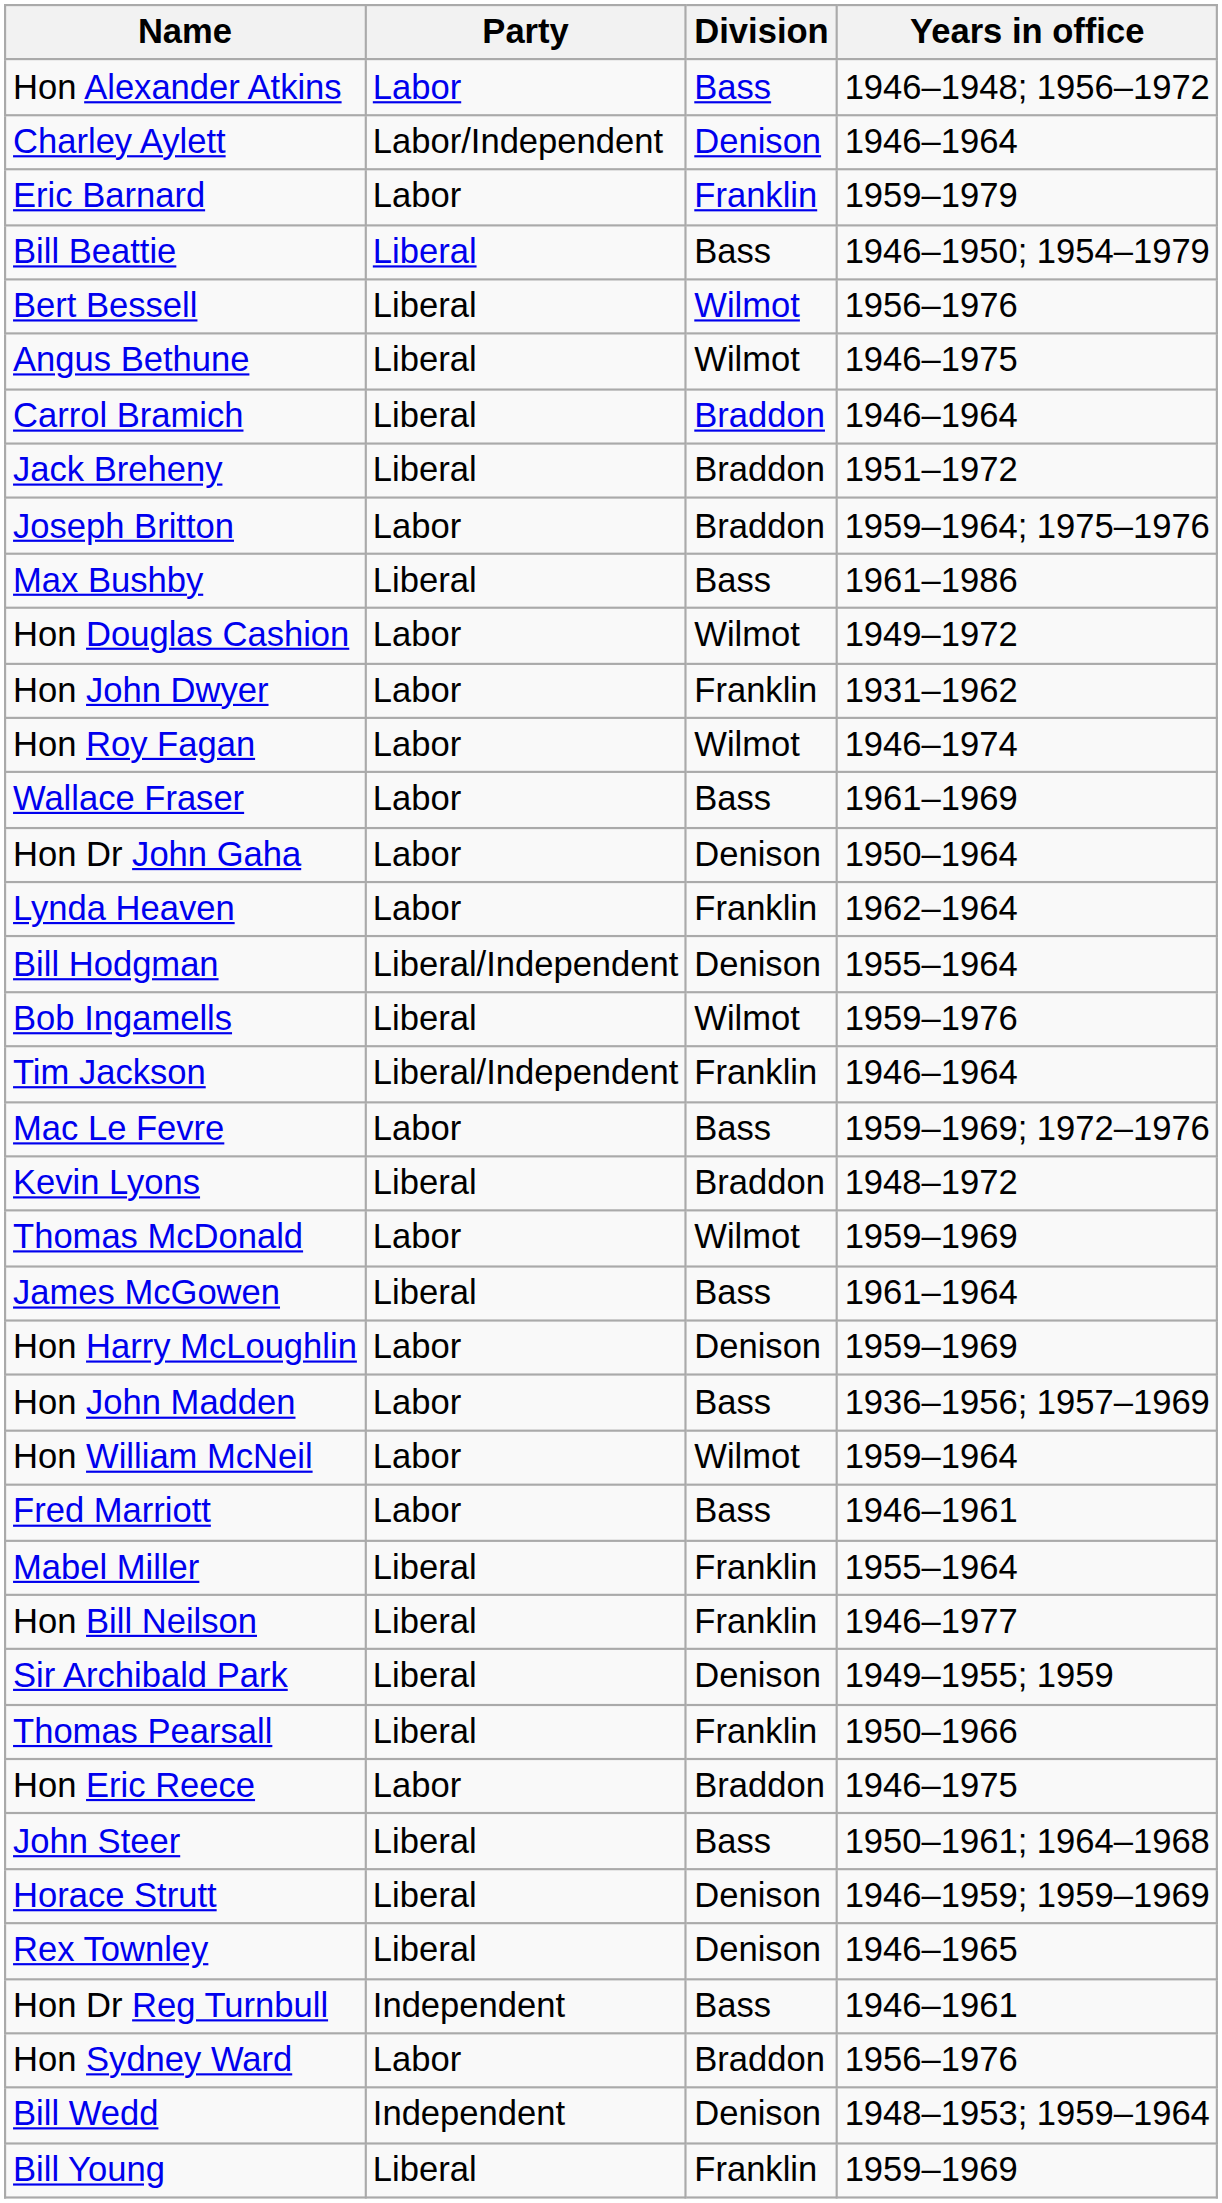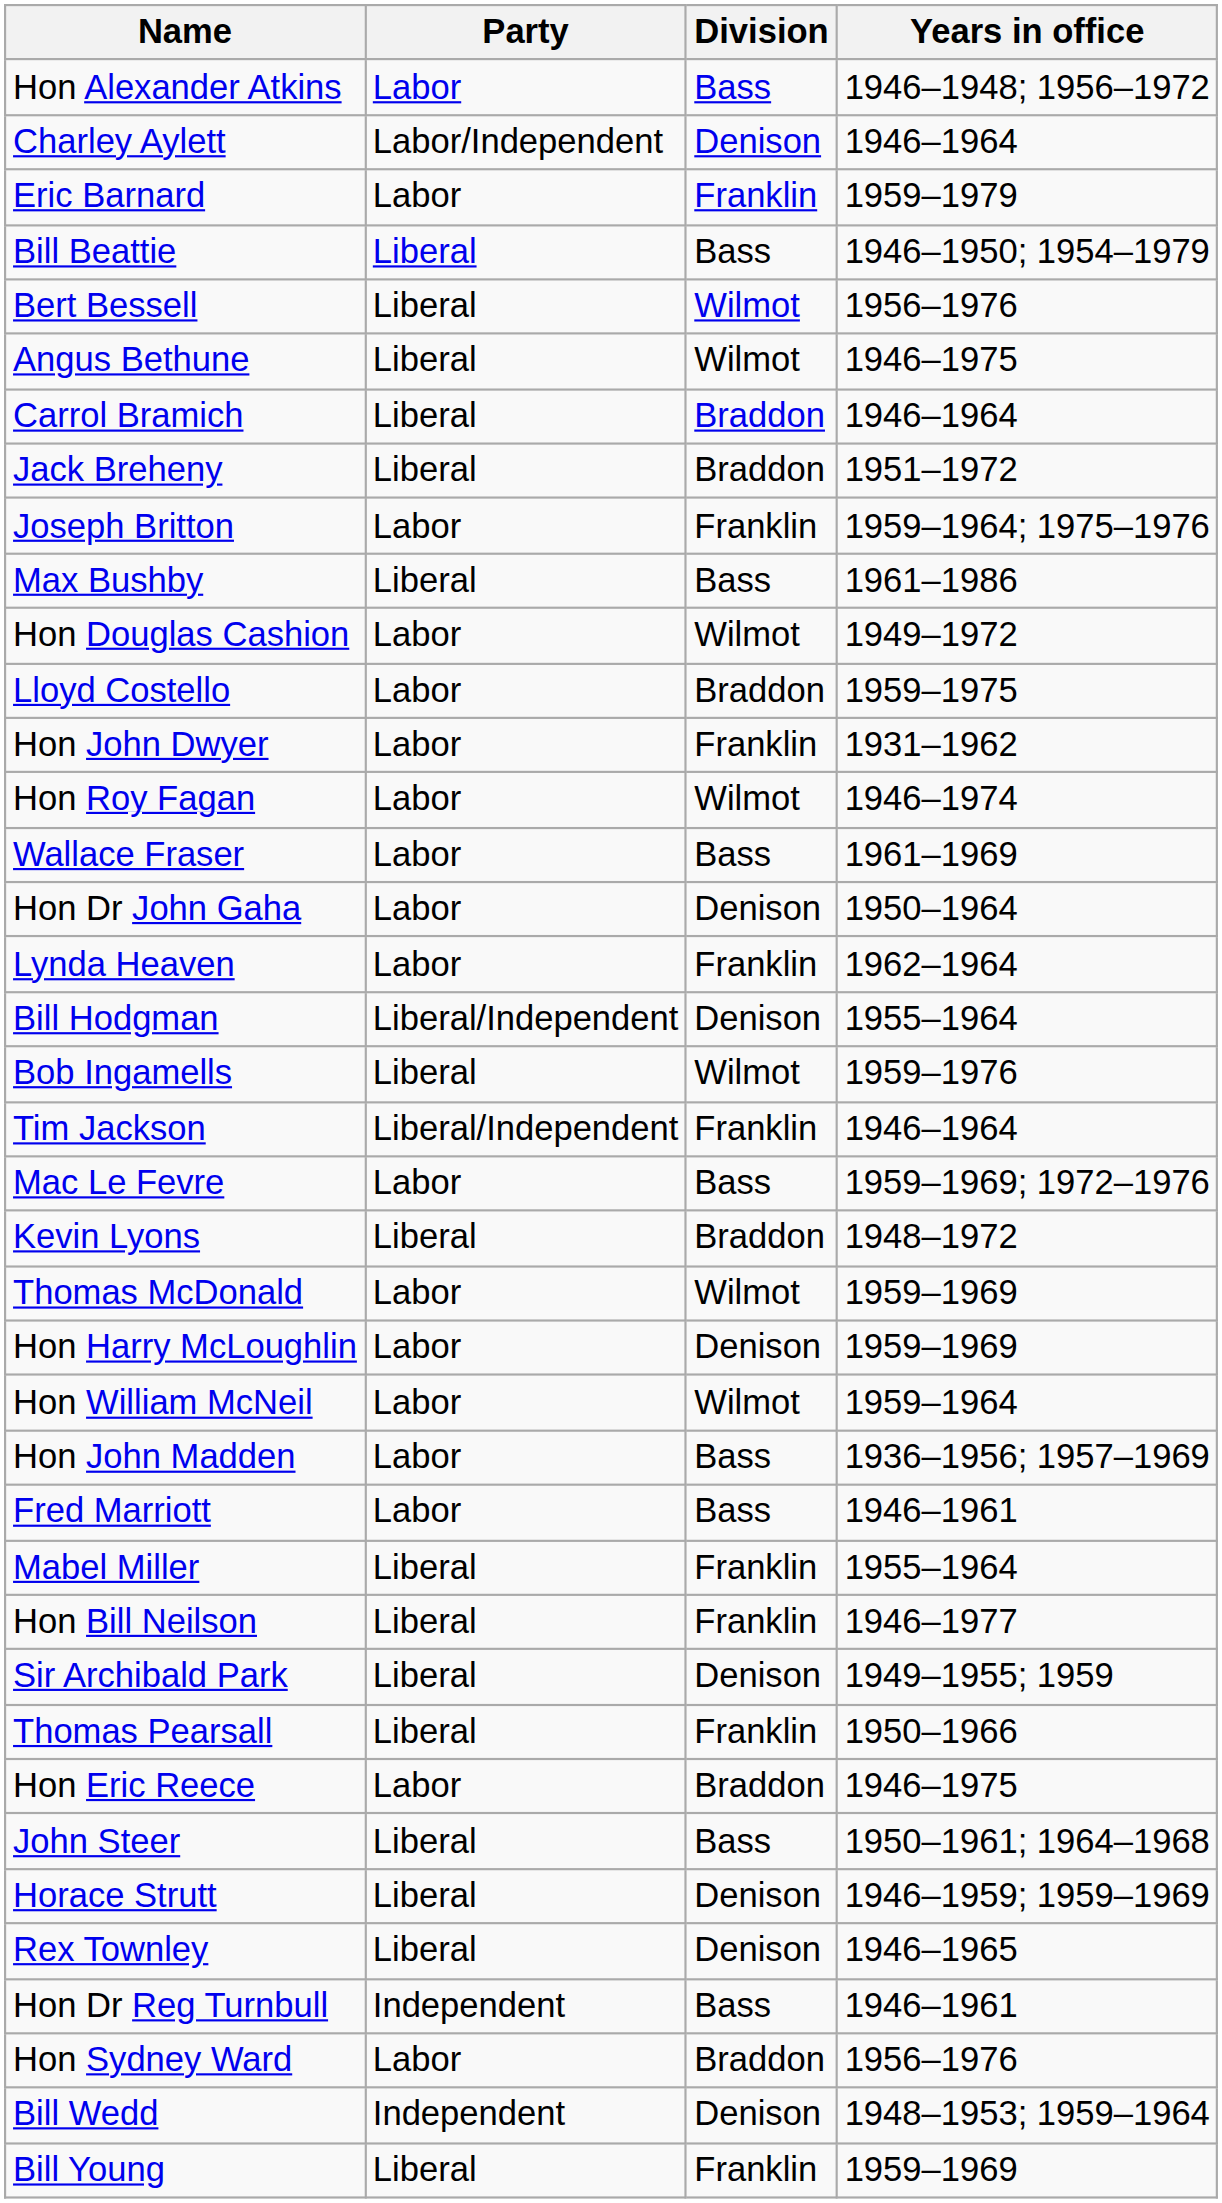(760, 525) Braddon -> (756, 525) Franklin
+ row: (122, 689)
- row: (147, 1292)
rows swapped: (163, 1456) <-> (154, 1402)
